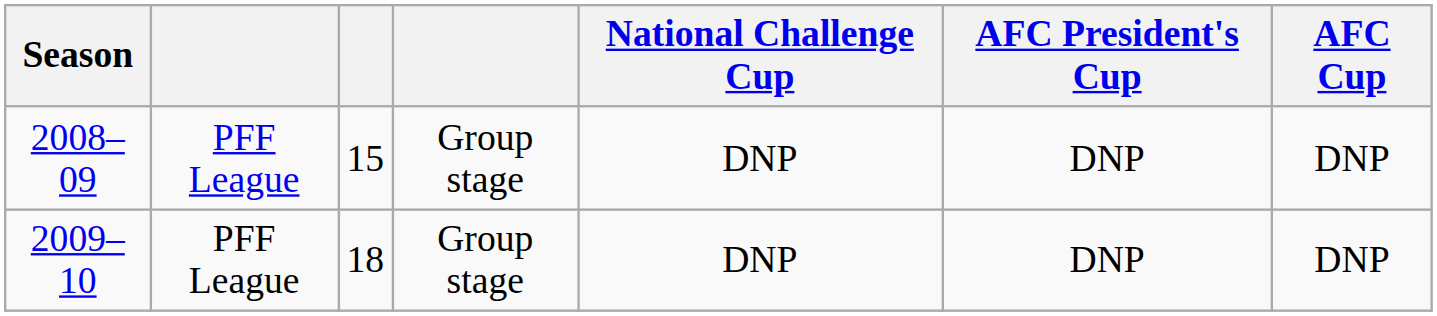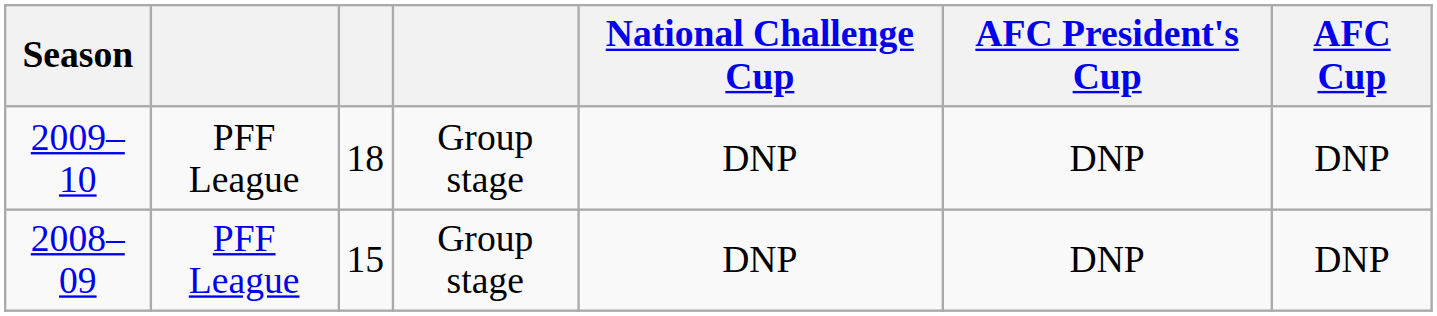rows swapped: (78, 157) <-> (78, 259)
